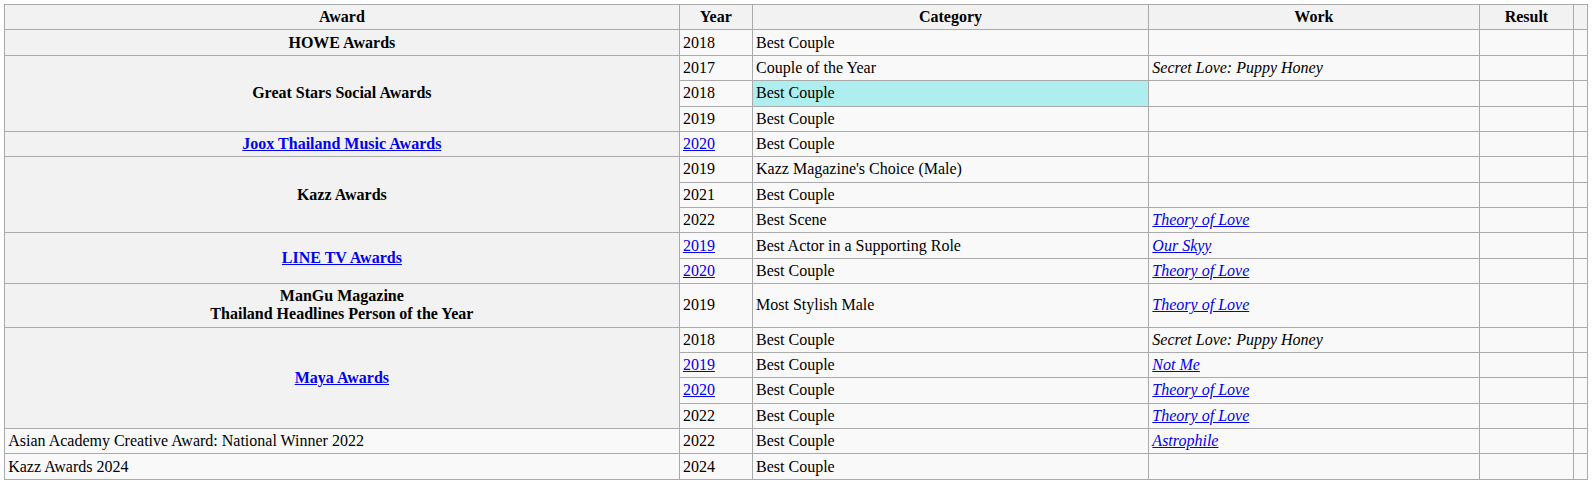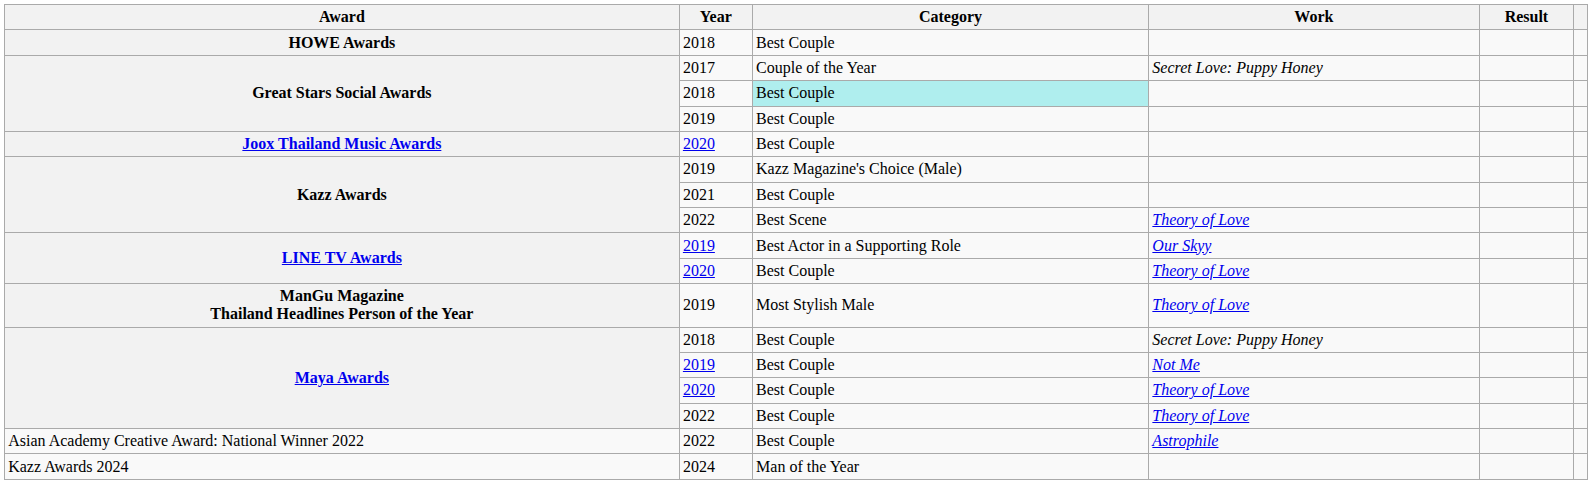(795, 466) Best Couple -> (808, 466) Man of the Year
